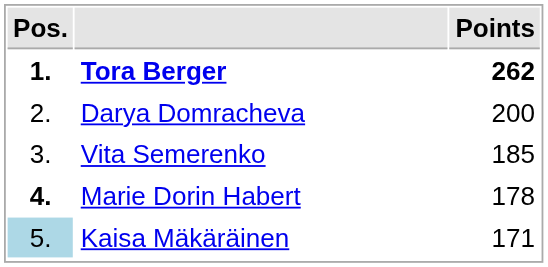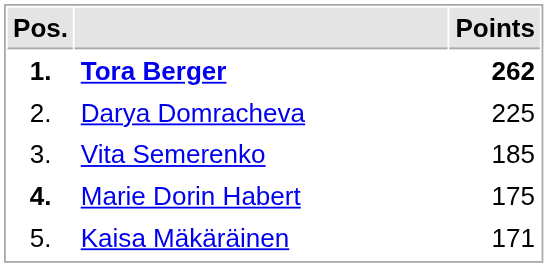(513, 113) 200 -> (513, 113) 225
(513, 196) 178 -> (513, 196) 175
(41, 237) lightblue background -> (41, 237) no background
